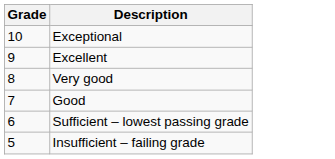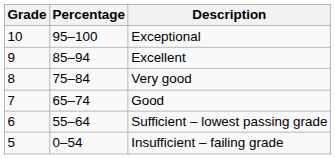+ column: (89, 15)
